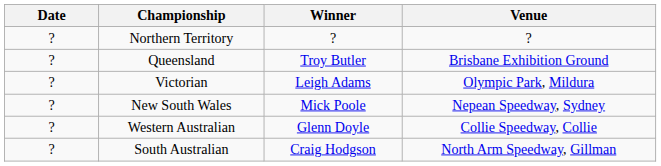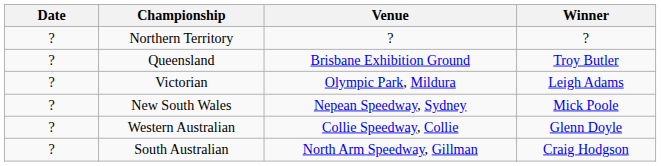columns swapped: (529, 15) <-> (333, 15)
